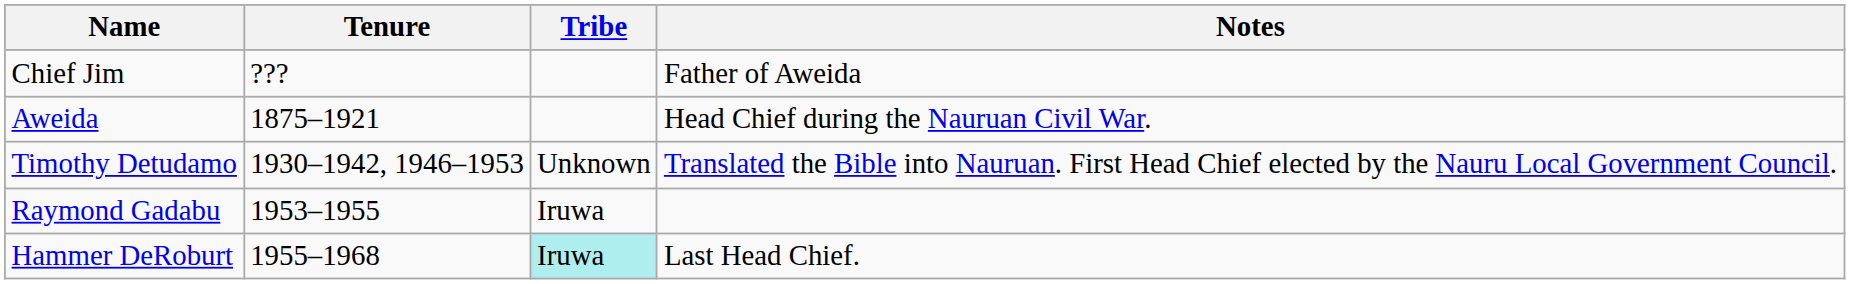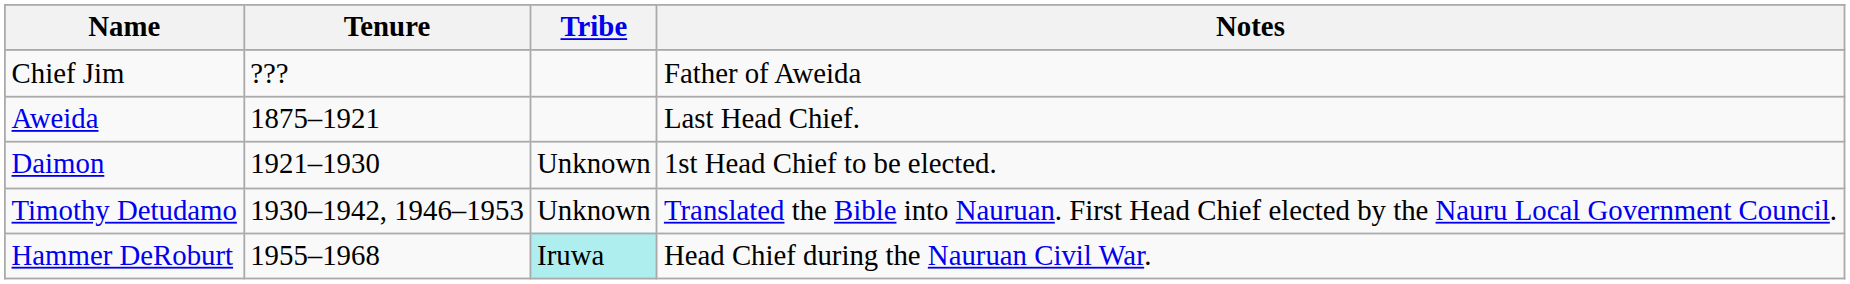(908, 118) Head Chief during the Nauruan Civil War. -> (762, 118) Last Head Chief.
+ row: (58, 164)
- row: (116, 210)
(762, 255) Last Head Chief. -> (908, 255) Head Chief during the Nauruan Civil War.
